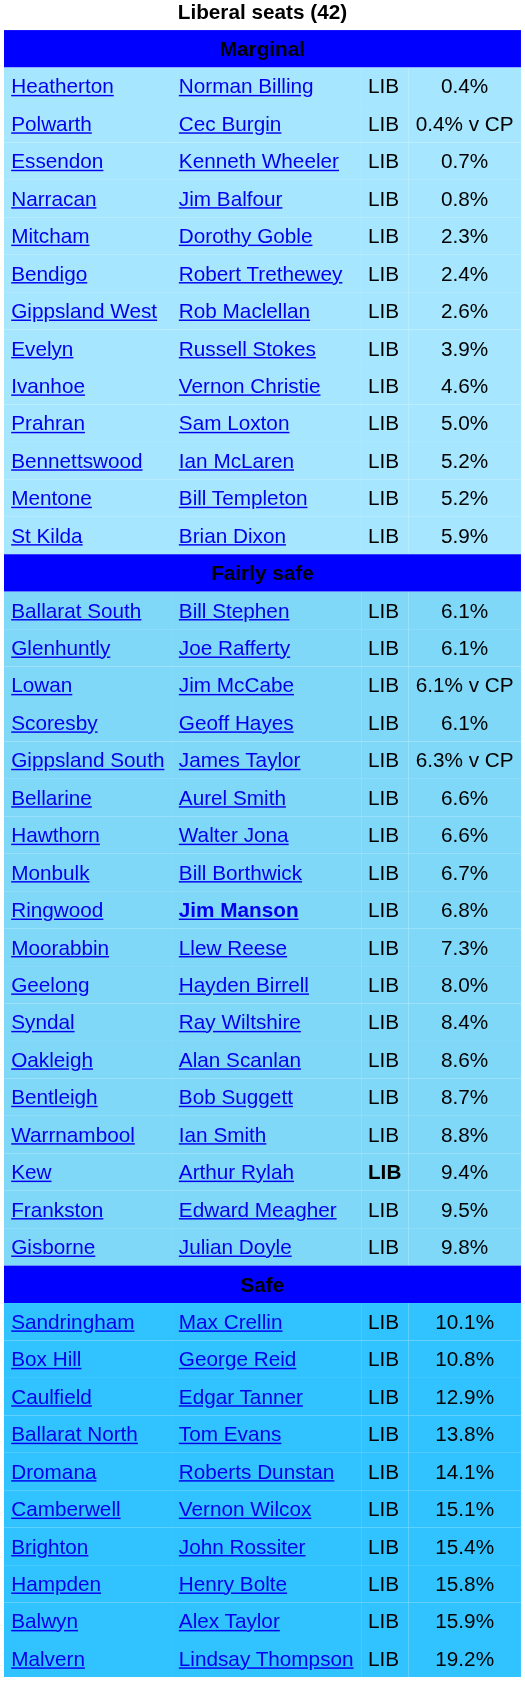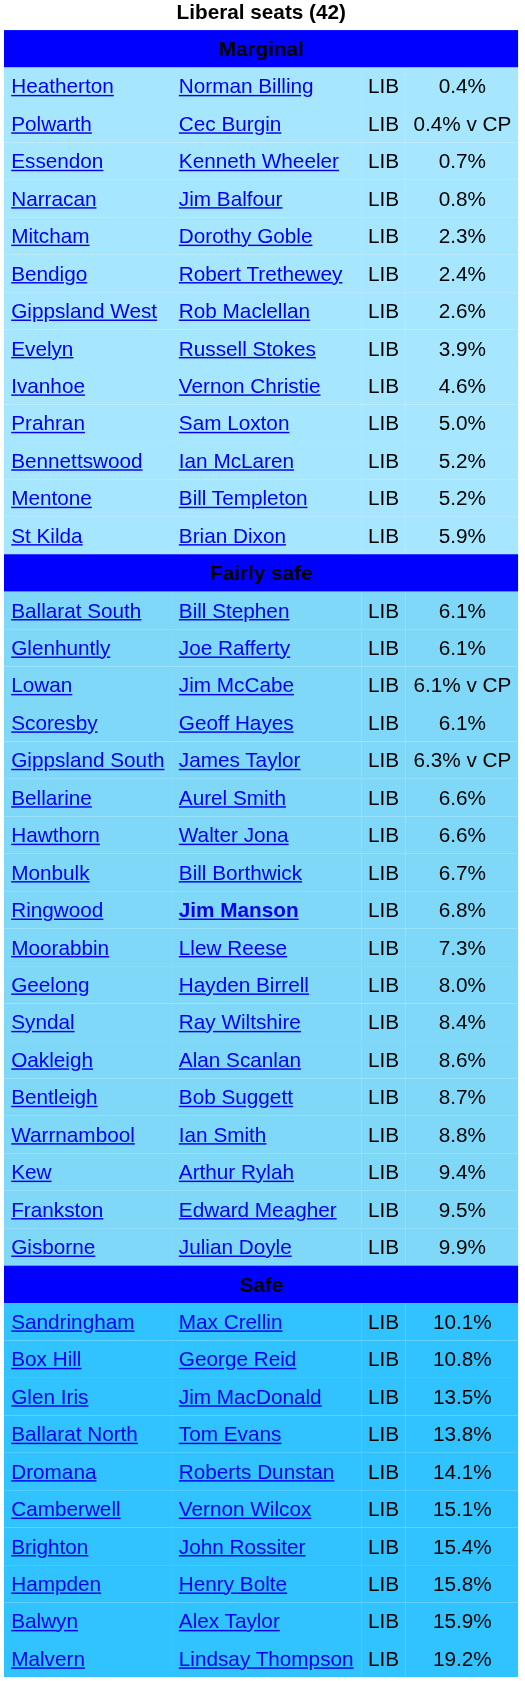(385, 1172) bold -> (384, 1172) normal
(465, 1247) 9.8% -> (462, 1247) 9.9%
- row: (52, 1396)
+ row: (50, 1396)
